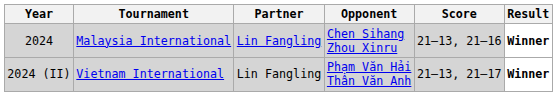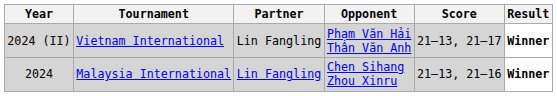rows swapped: (39, 41) <-> (39, 74)
